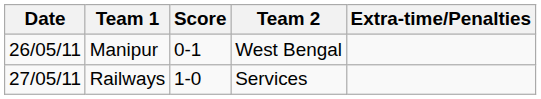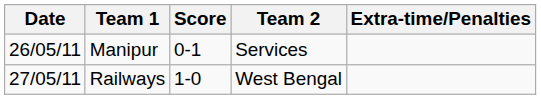(288, 49) West Bengal -> (271, 49) Services
(271, 79) Services -> (288, 79) West Bengal
